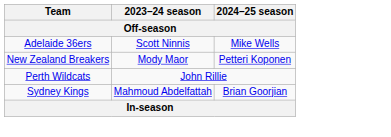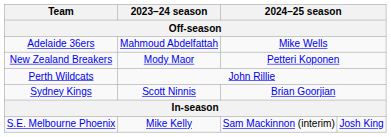(163, 44) Scott Ninnis -> (169, 44) Mahmoud Abdelfattah
(163, 92) Mahmoud Abdelfattah -> (169, 92) Scott Ninnis
+ row: (61, 124)
